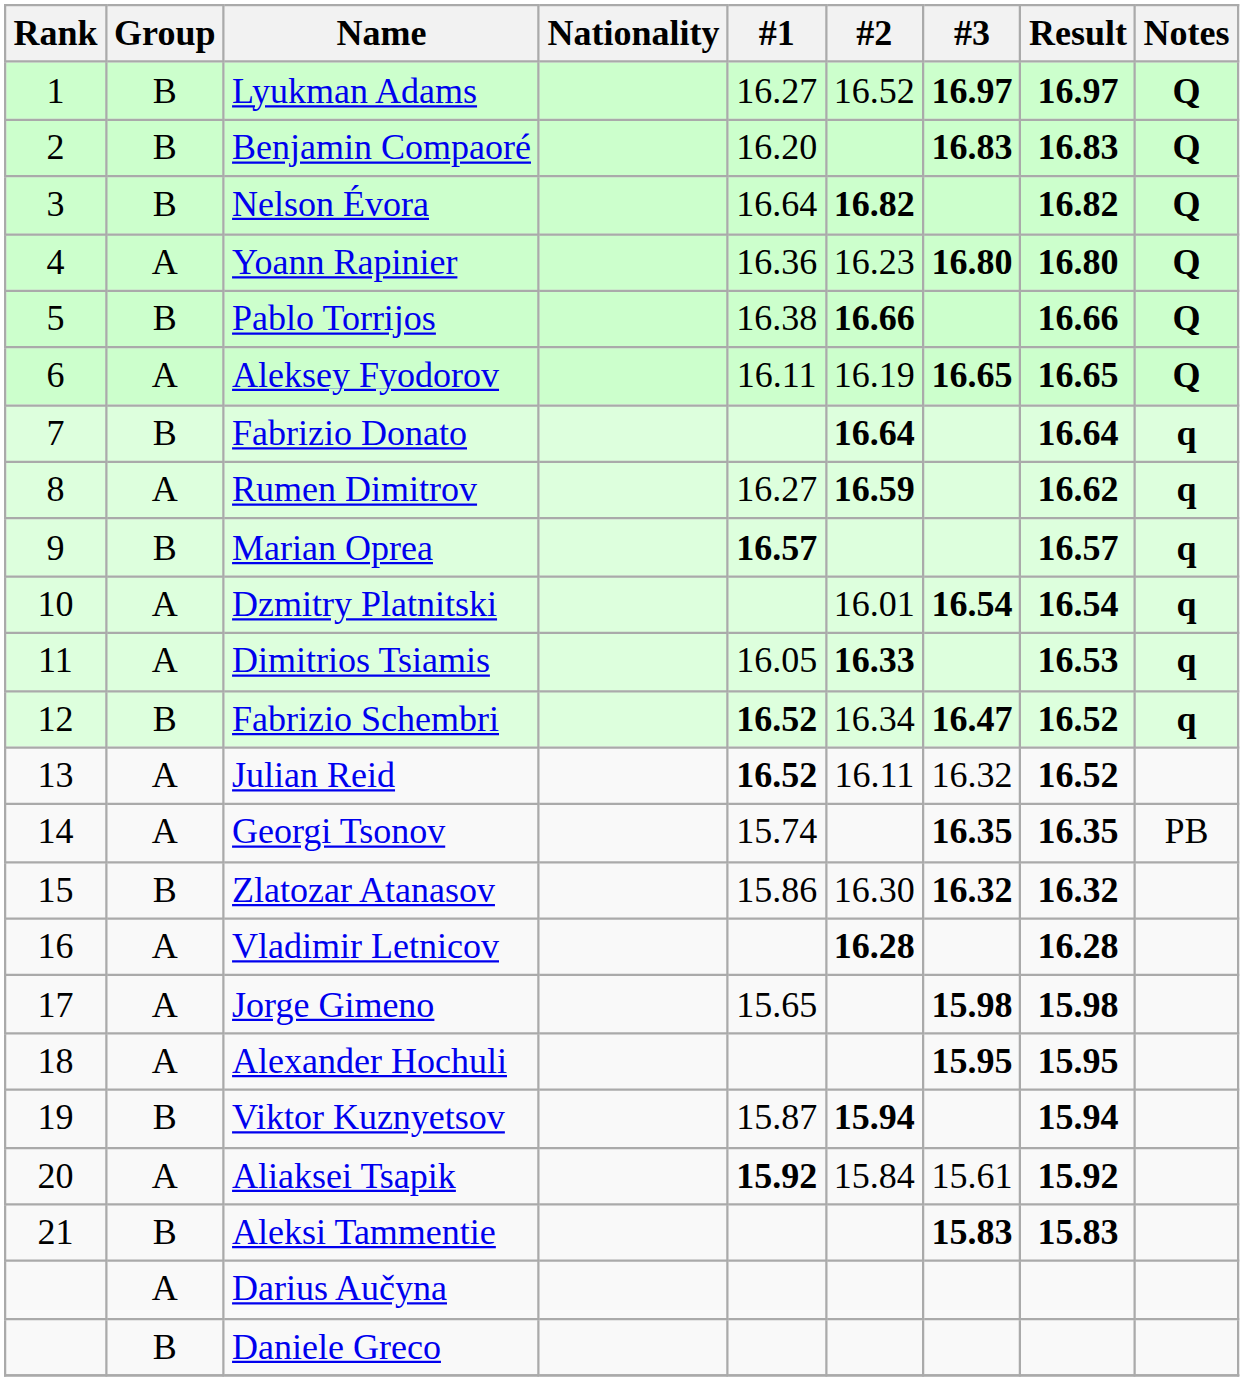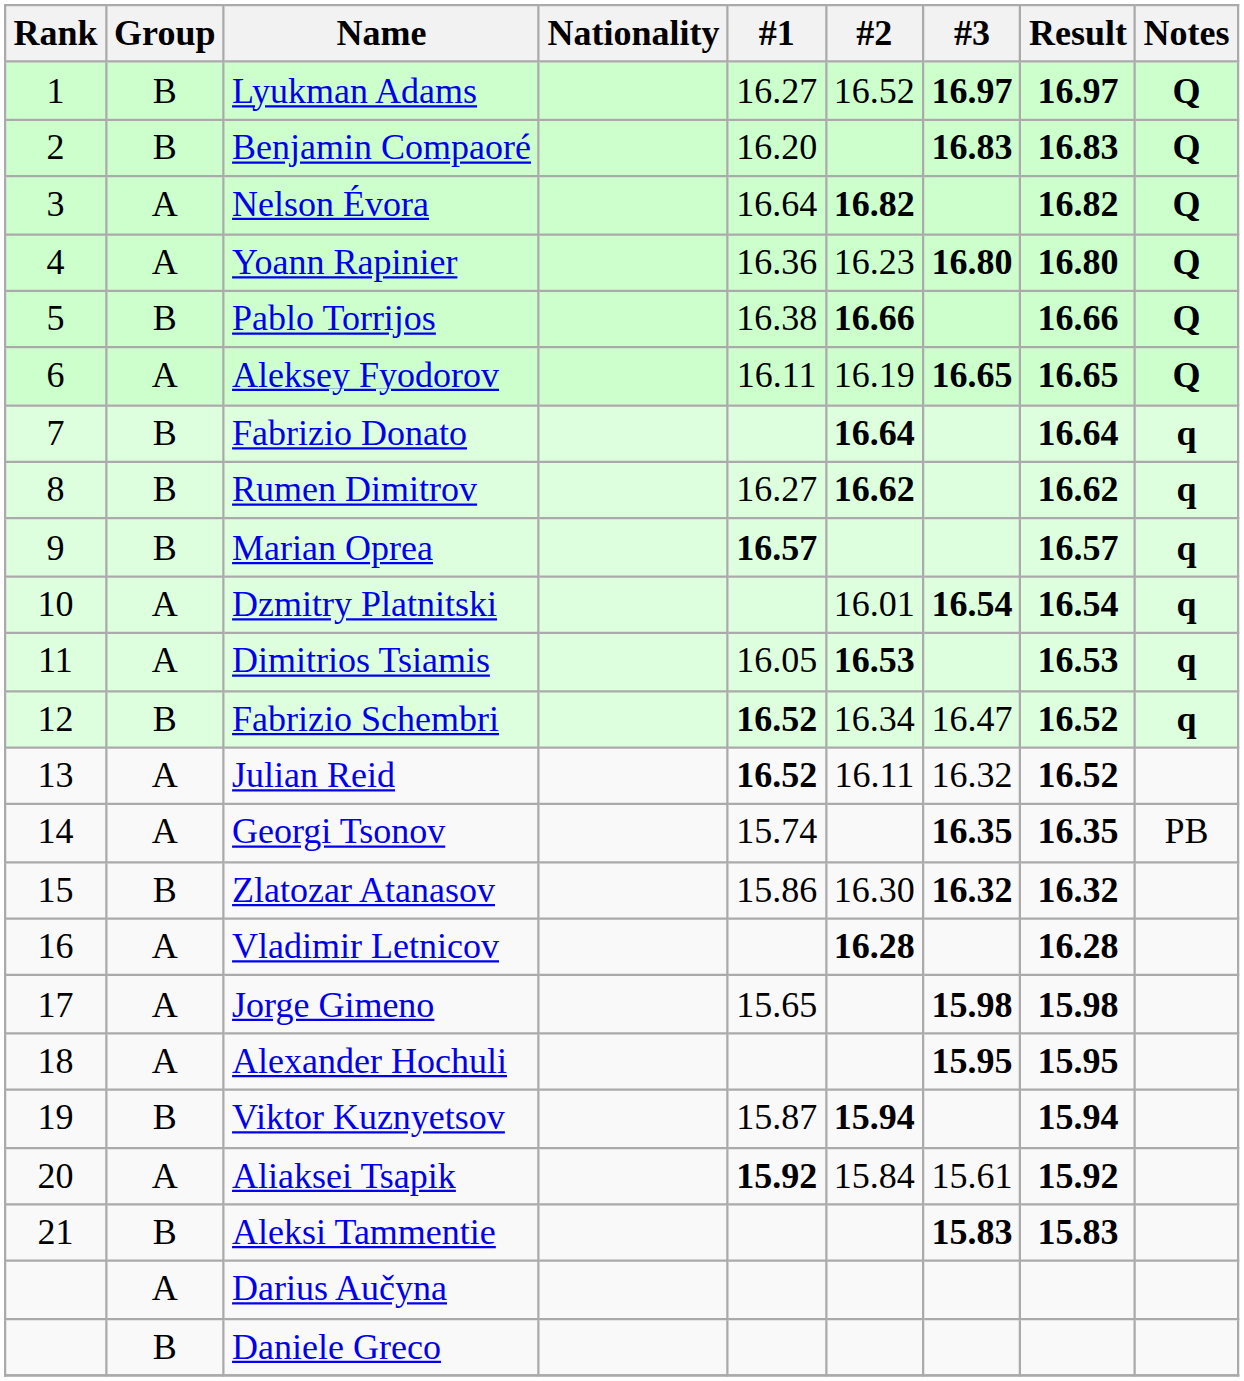(165, 204) B -> (165, 204) A
(165, 489) A -> (165, 489) B
(874, 489) 16.59 -> (874, 489) 16.62
(874, 661) 16.33 -> (874, 661) 16.53
(972, 718) bold -> (972, 718) normal
